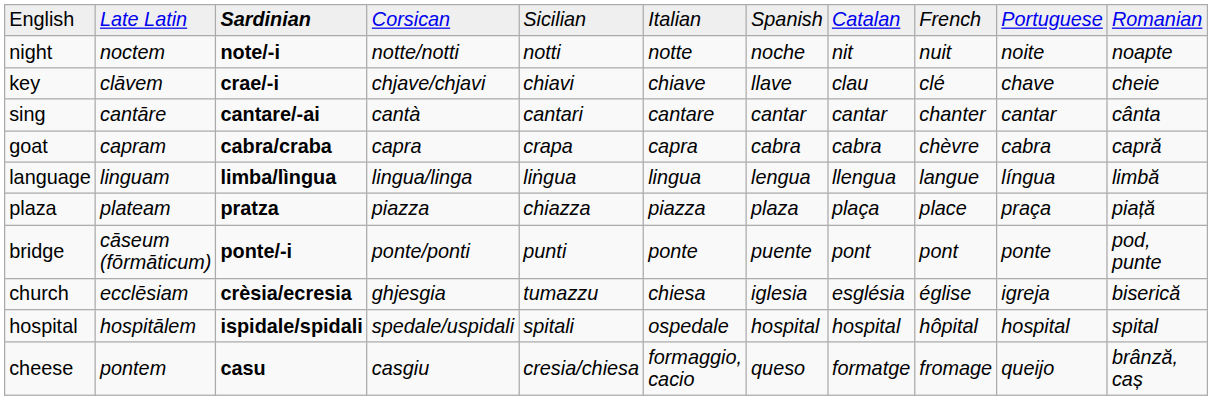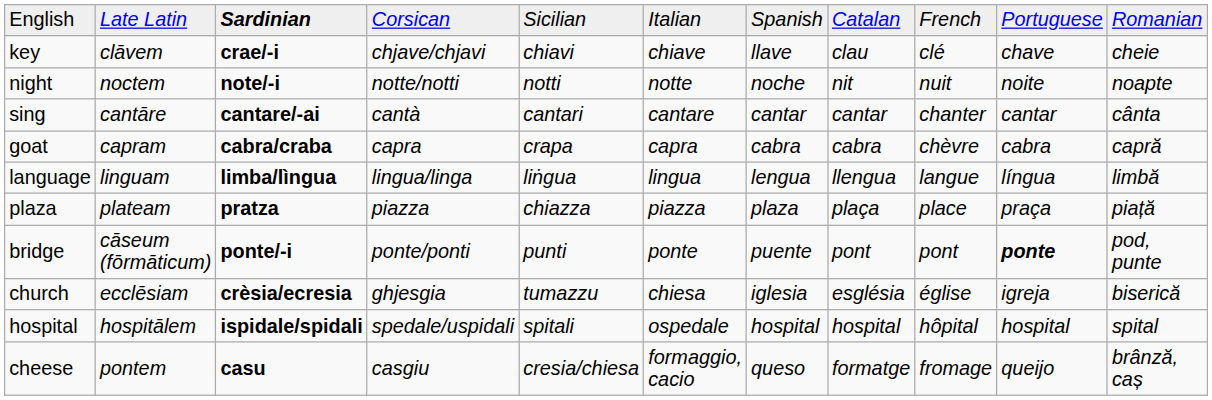rows swapped: (25, 83) <-> (31, 51)
(1026, 251) normal -> (1028, 251) bold
